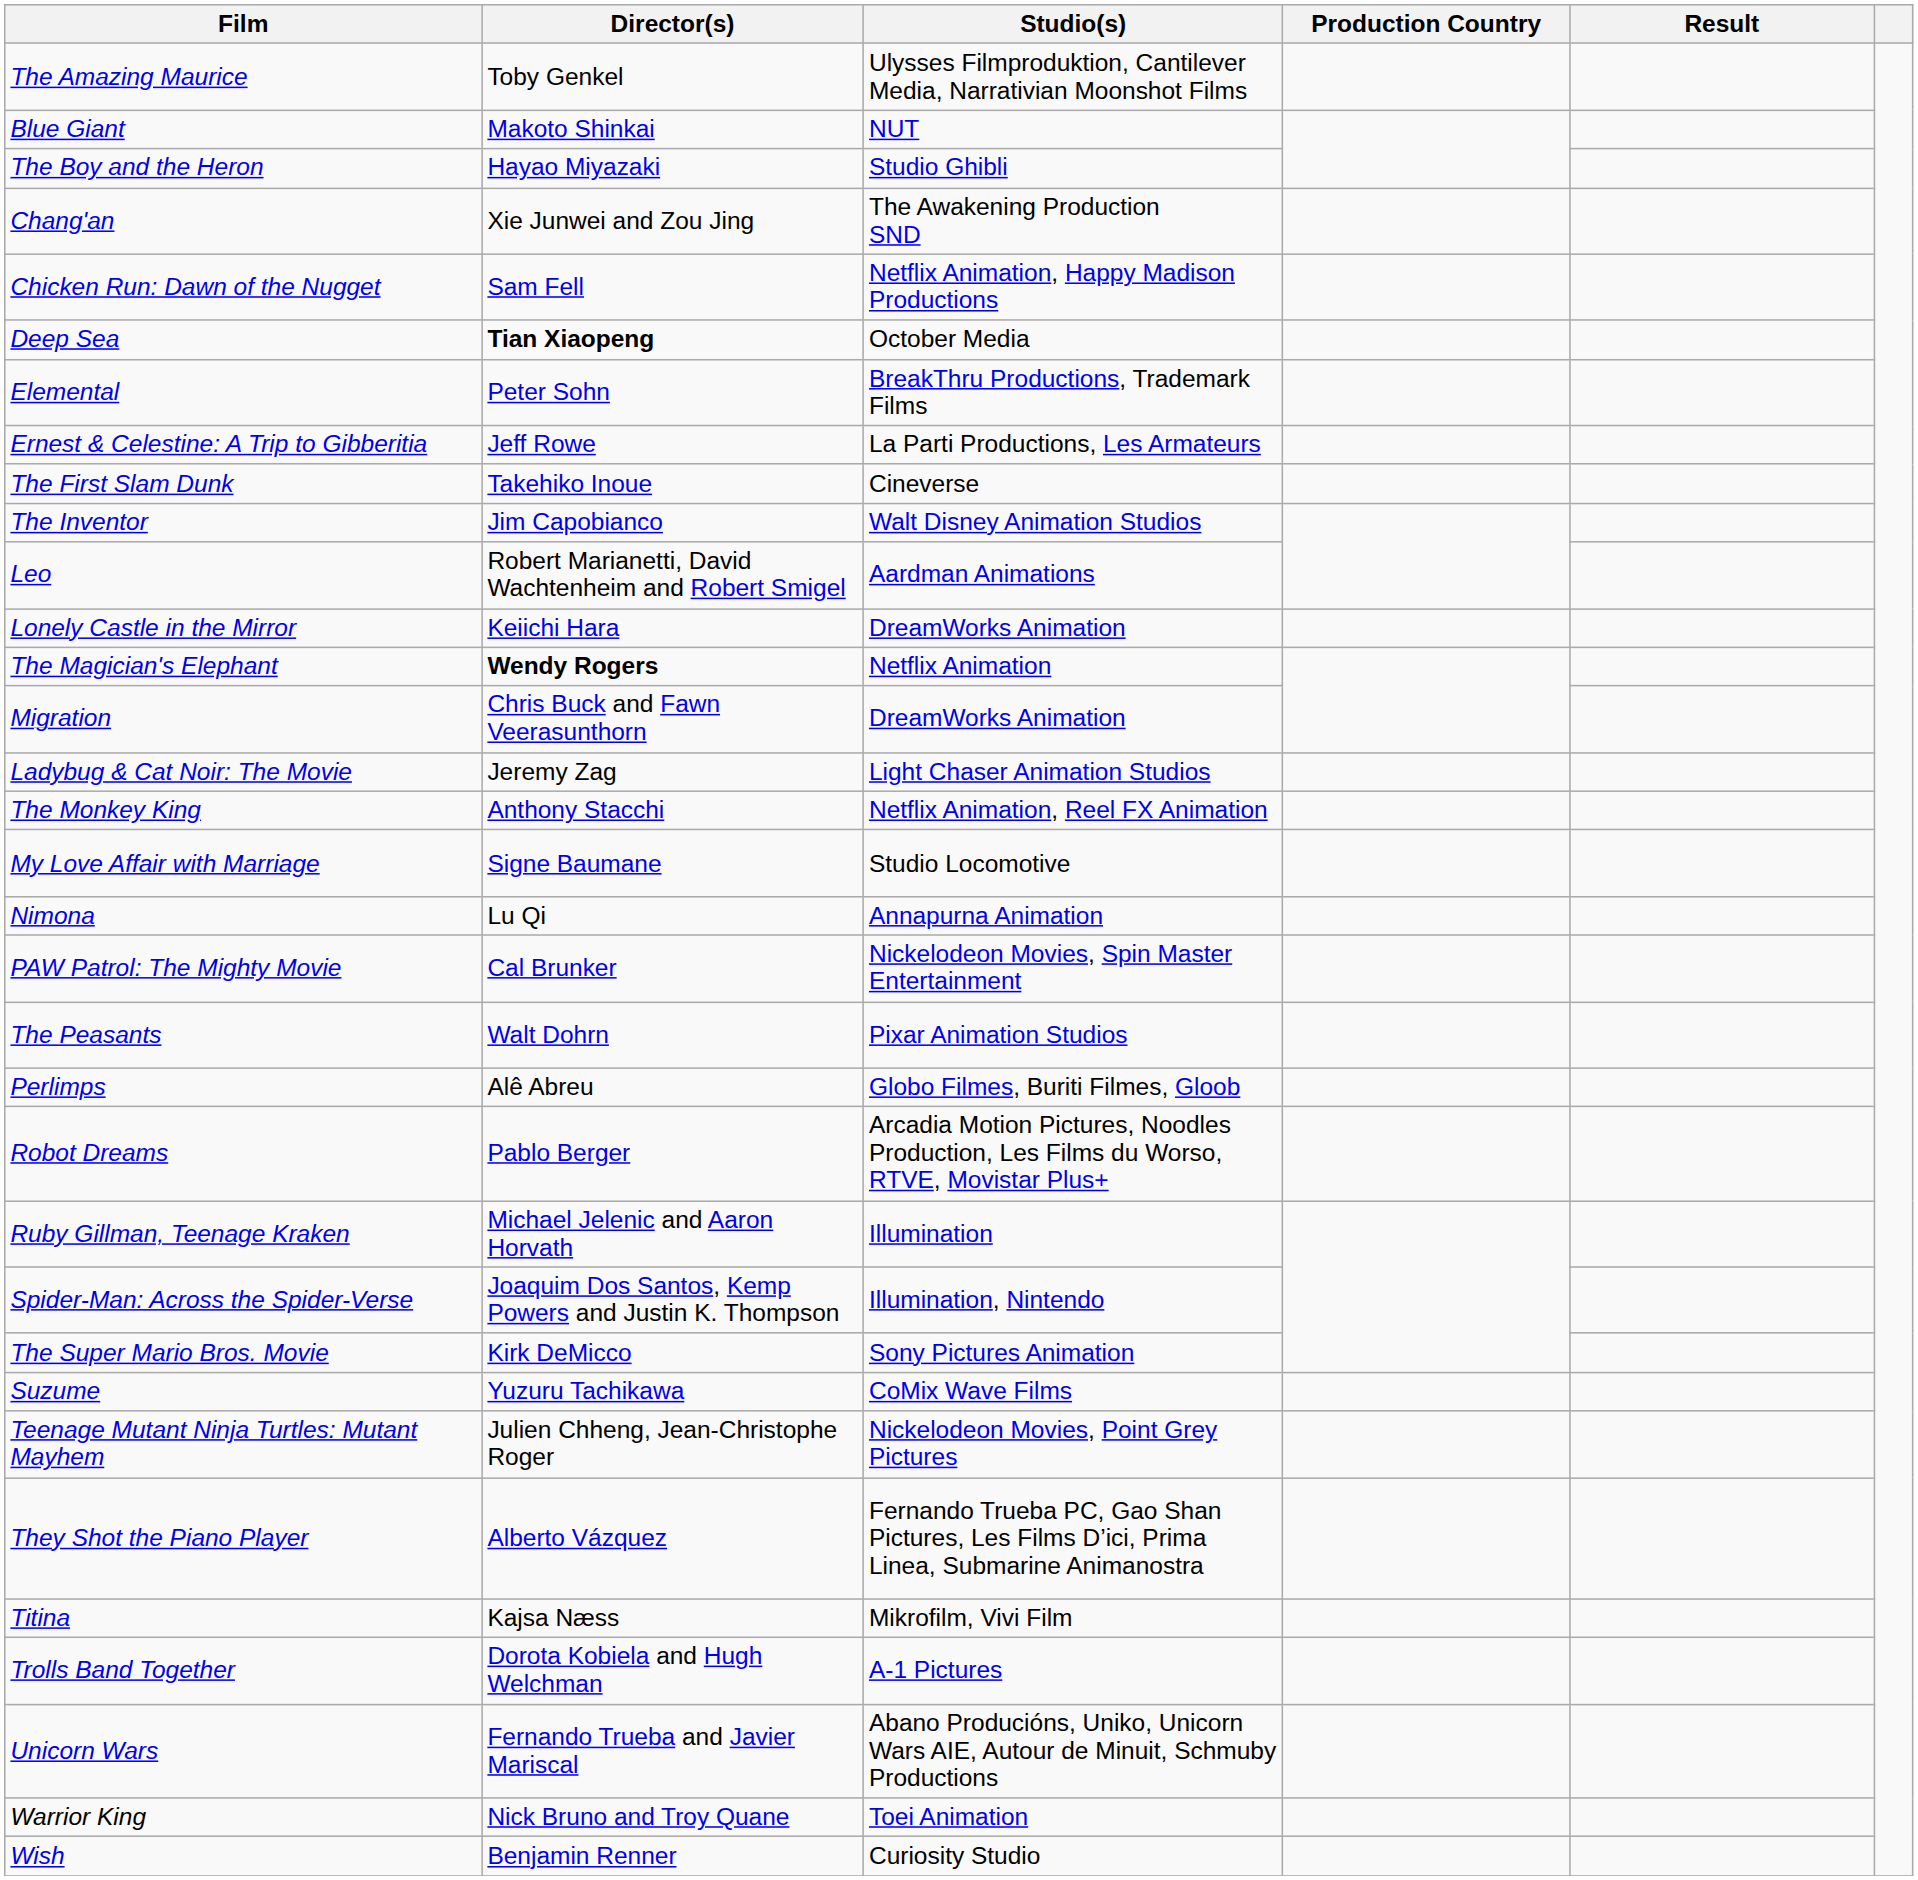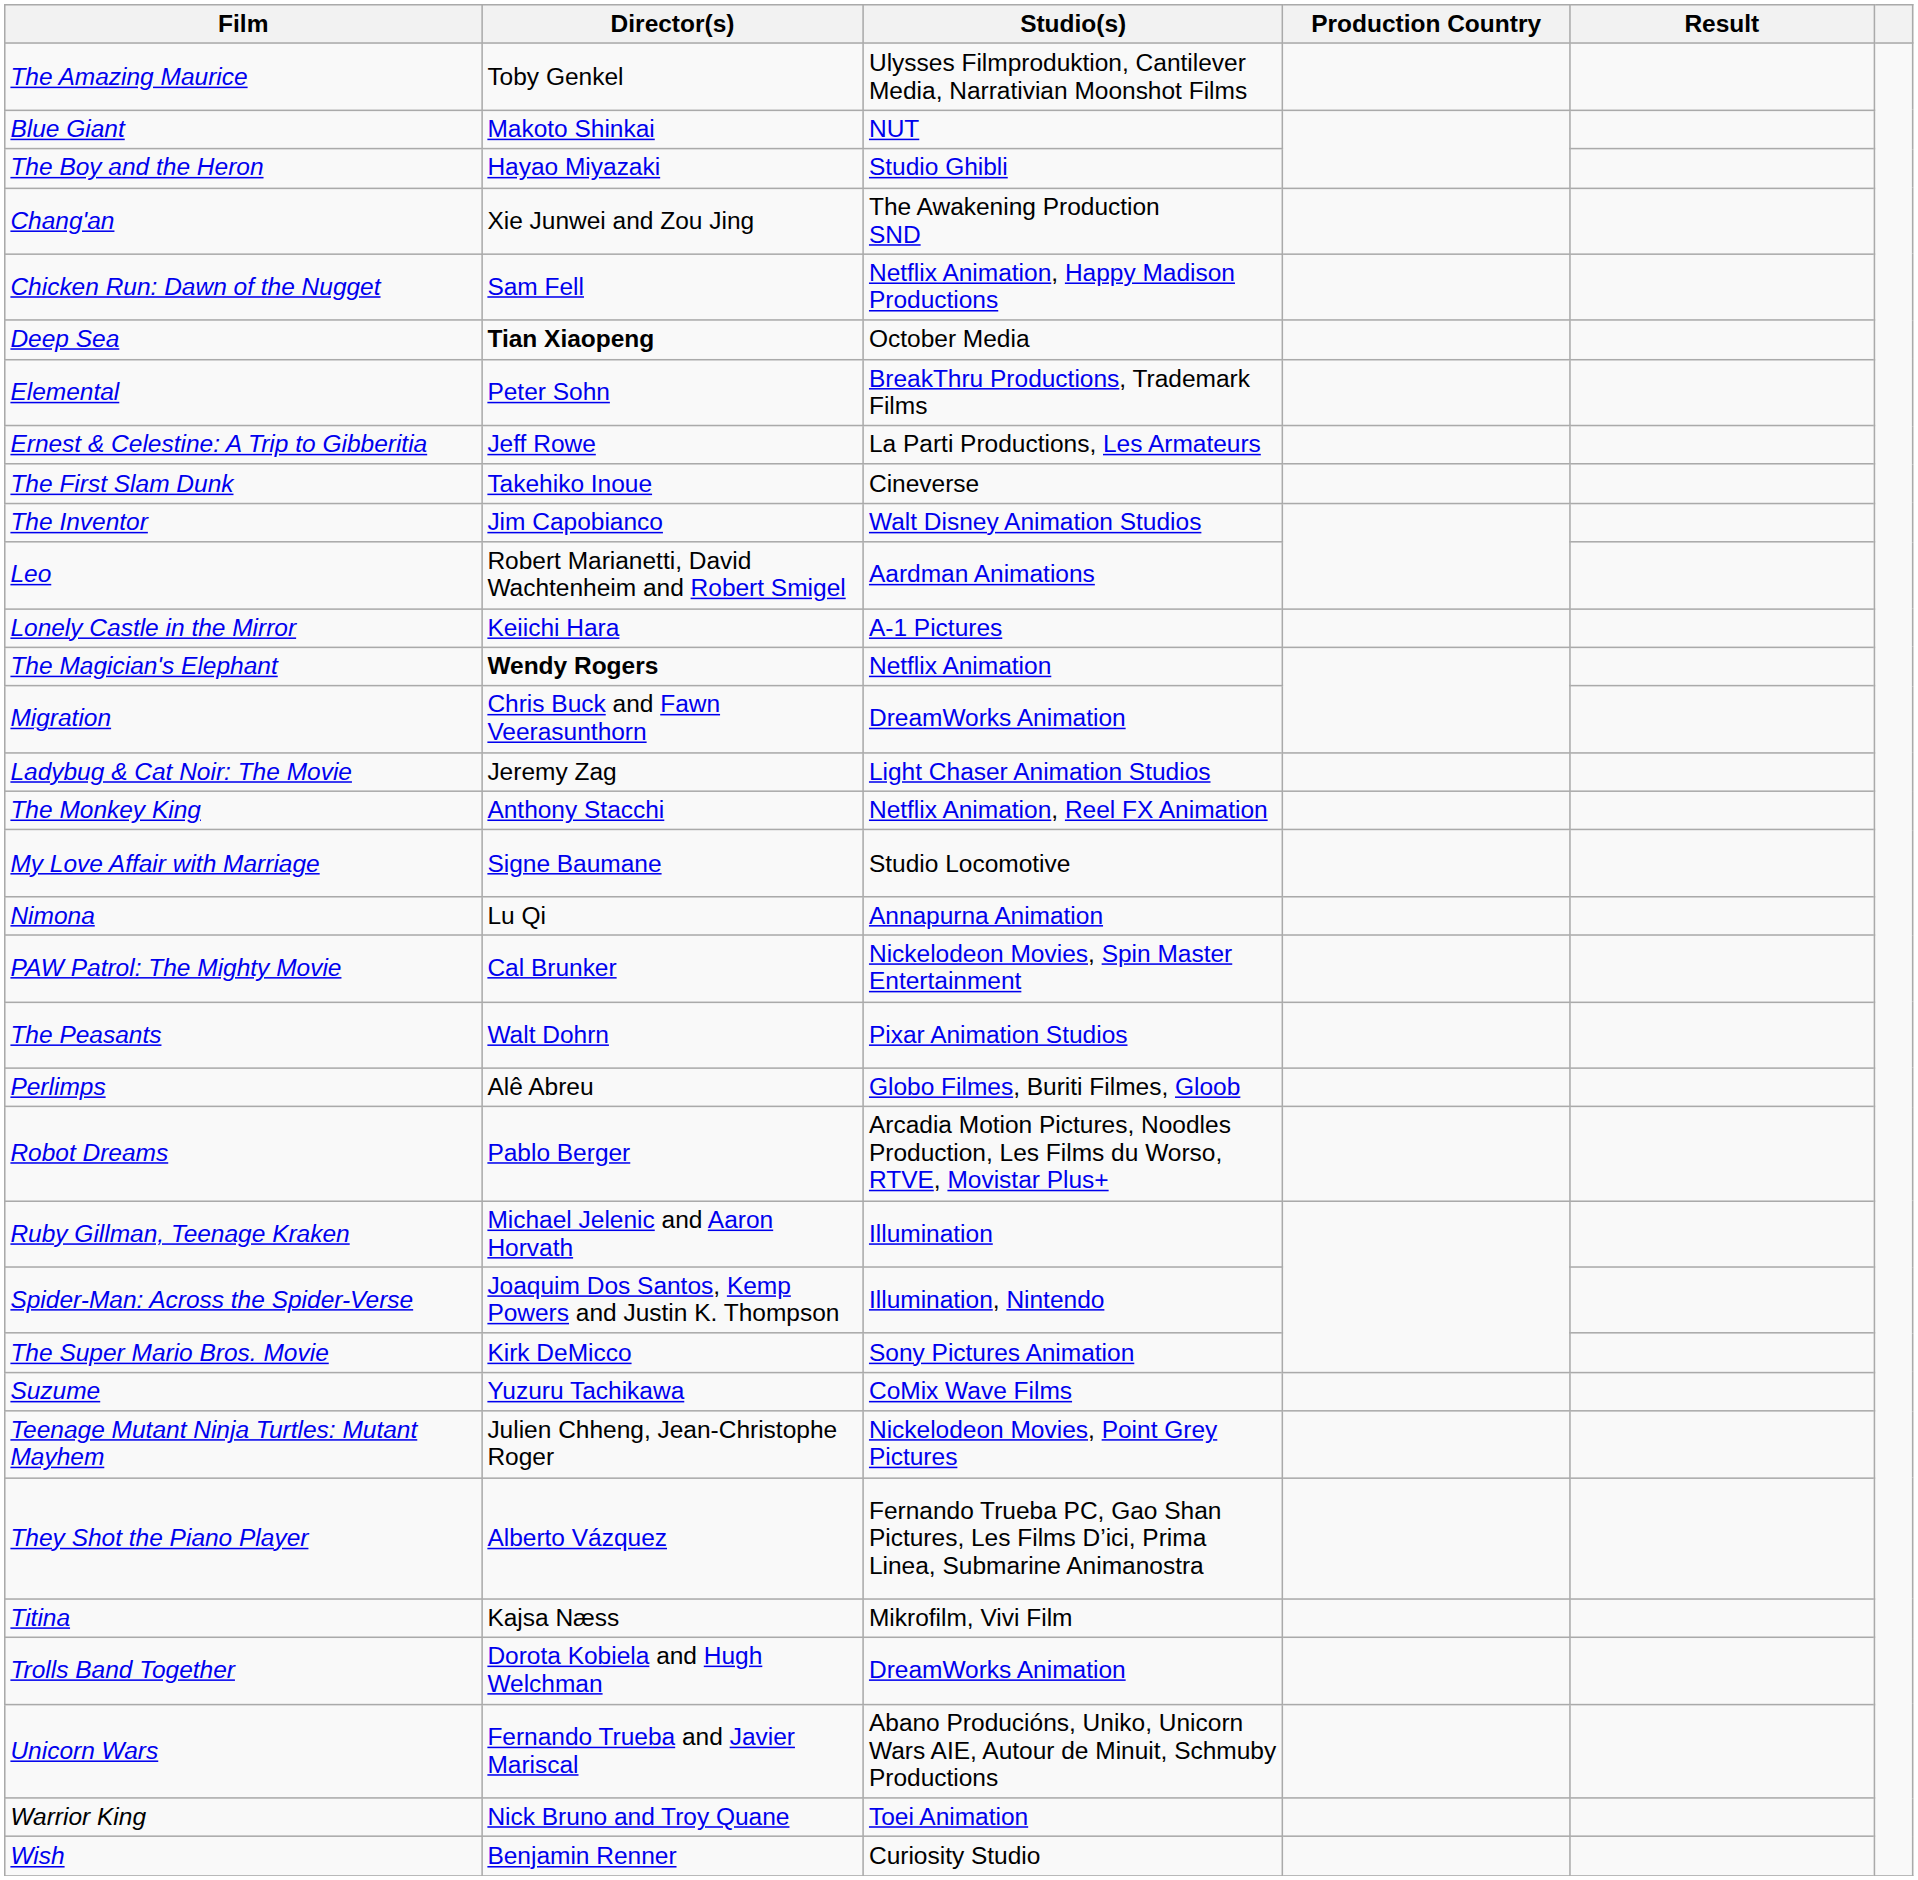(997, 627) DreamWorks Animation -> (936, 627) A-1 Pictures
(936, 1670) A-1 Pictures -> (997, 1670) DreamWorks Animation
